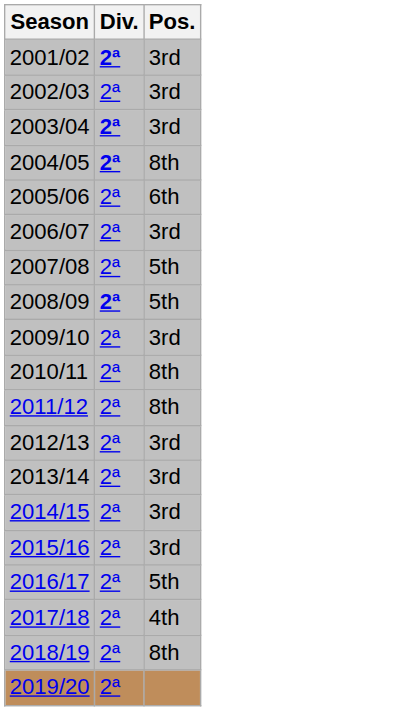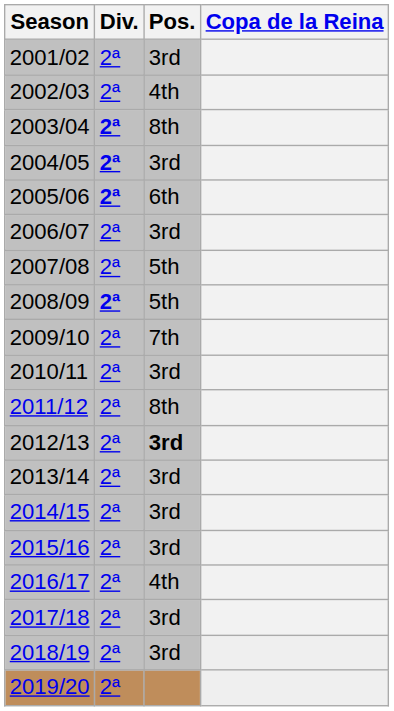+ column: (295, 22)
(110, 57) bold -> (110, 57) normal
(165, 92) 3rd -> (164, 92) 4th
(165, 127) 3rd -> (164, 127) 8th
(164, 162) 8th -> (165, 162) 3rd
(110, 197) normal -> (110, 197) bold
(165, 337) 3rd -> (164, 337) 7th
(164, 372) 8th -> (165, 372) 3rd
(165, 442) normal -> (166, 442) bold
(164, 582) 5th -> (164, 582) 4th
(164, 617) 4th -> (165, 617) 3rd
(164, 652) 8th -> (165, 652) 3rd
